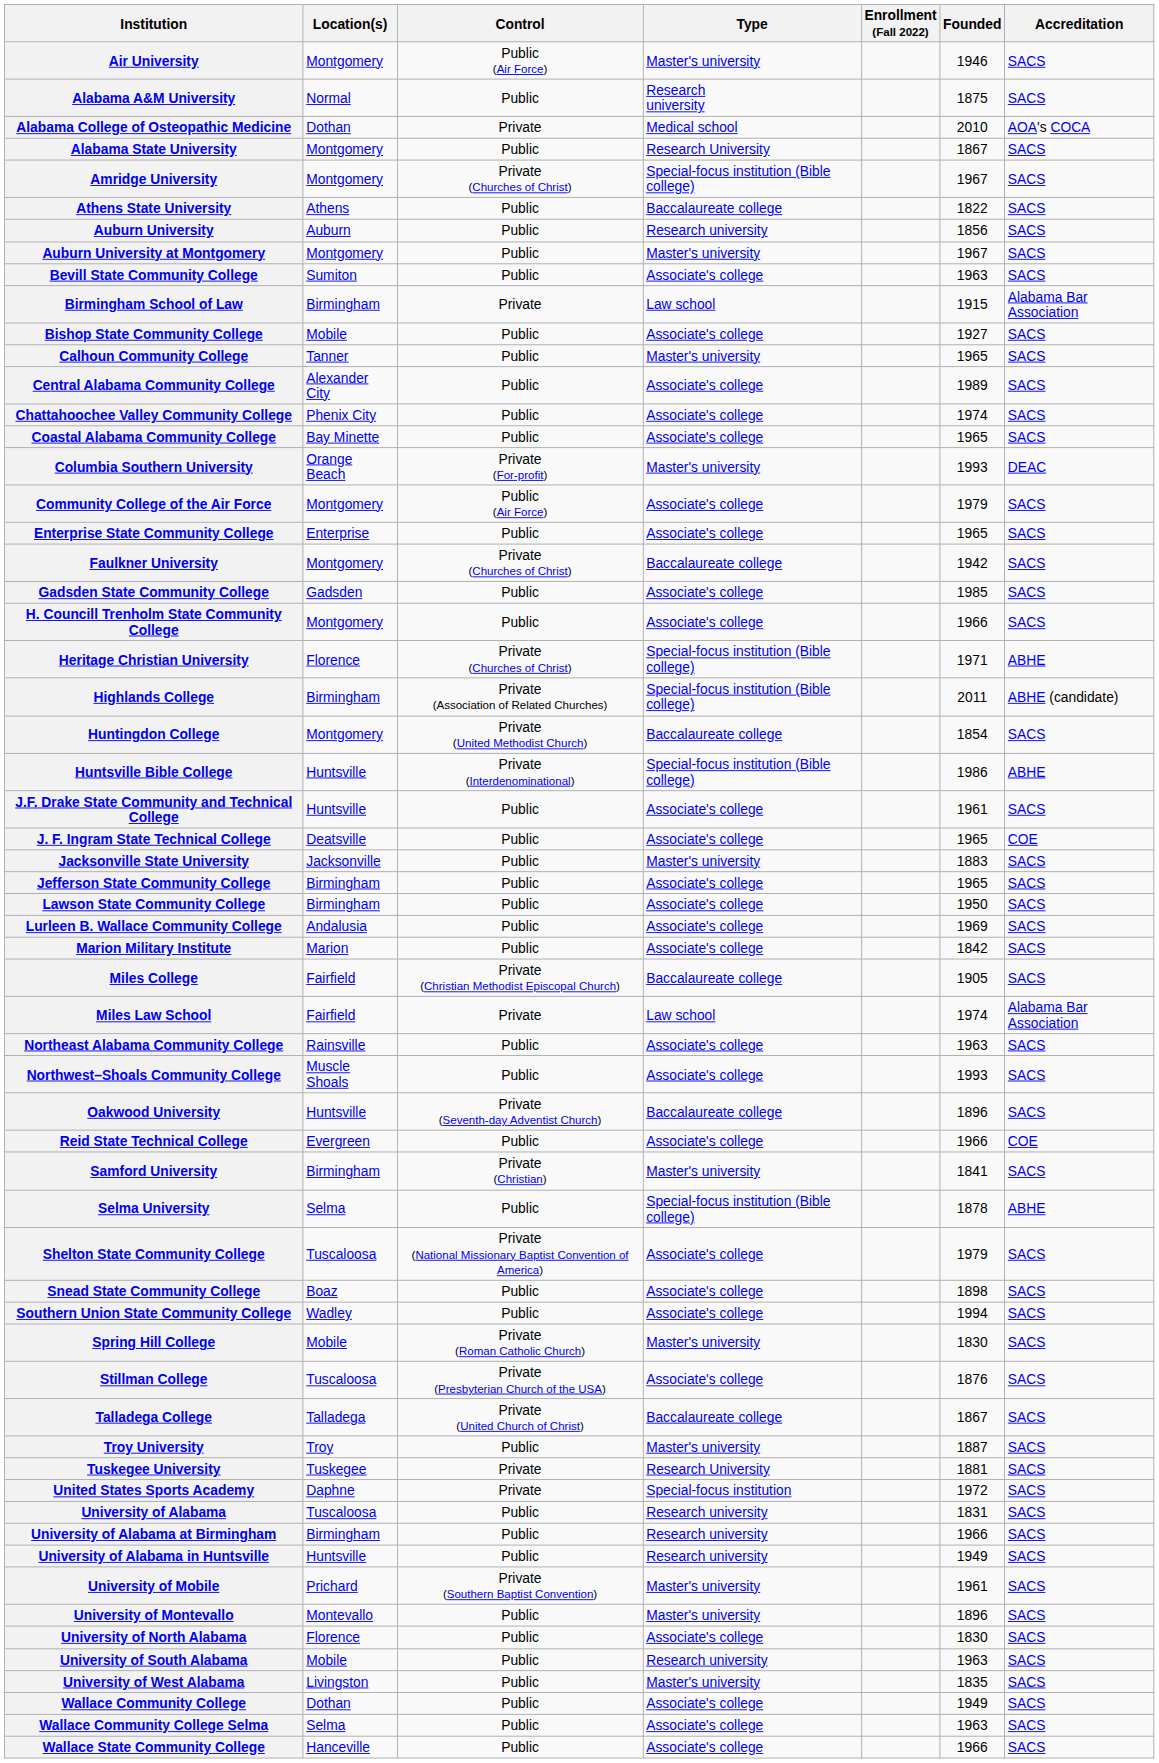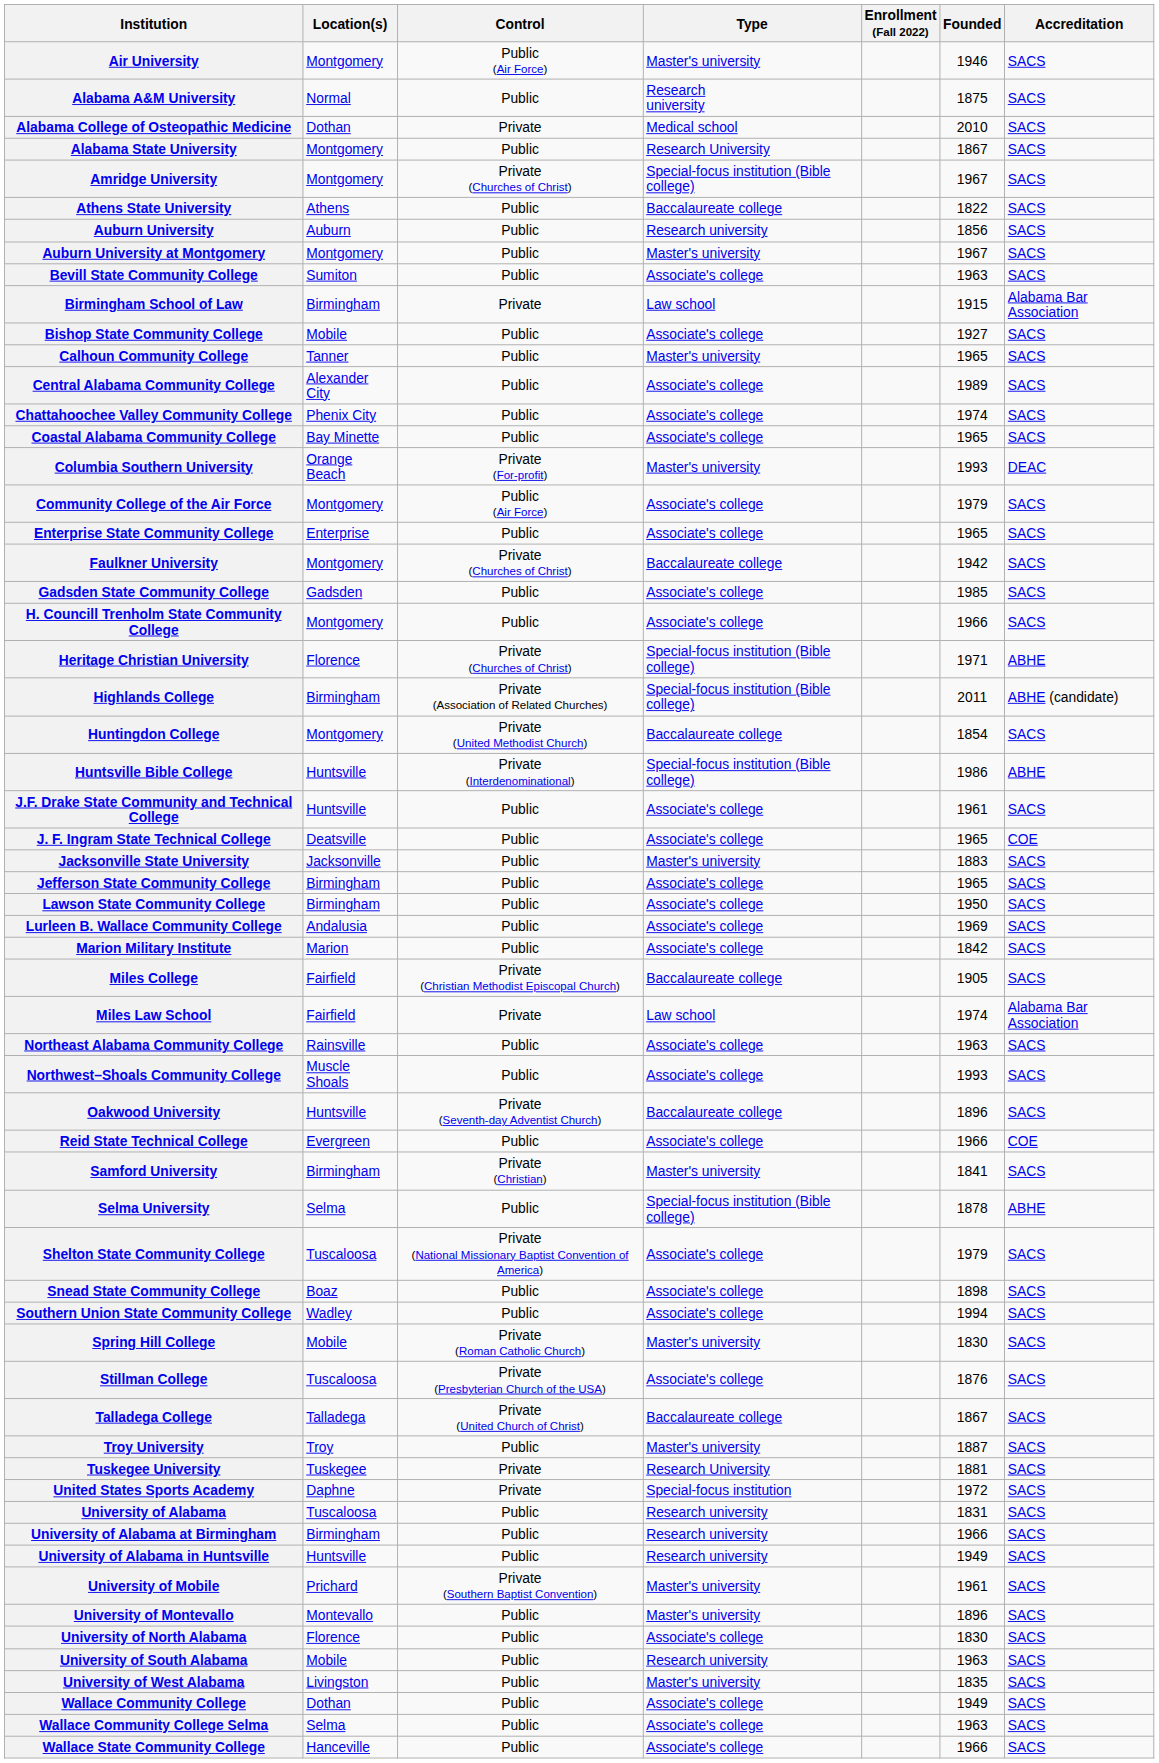(1049, 128) AOA's COCA -> (1027, 128) SACS
